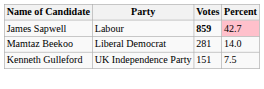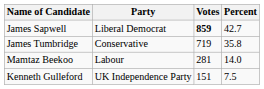(109, 28) Labour -> (130, 28) Liberal Democrat
(233, 28) pink background -> (233, 28) no background
+ row: (42, 44)
(130, 44) Liberal Democrat -> (109, 60) Labour
